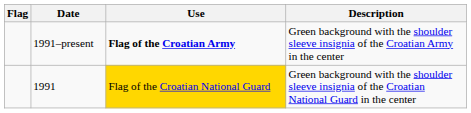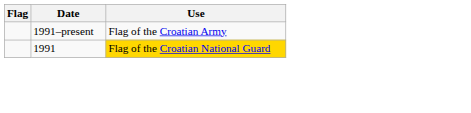- column: (376, 13)
(172, 43) bold -> (168, 31) normal
